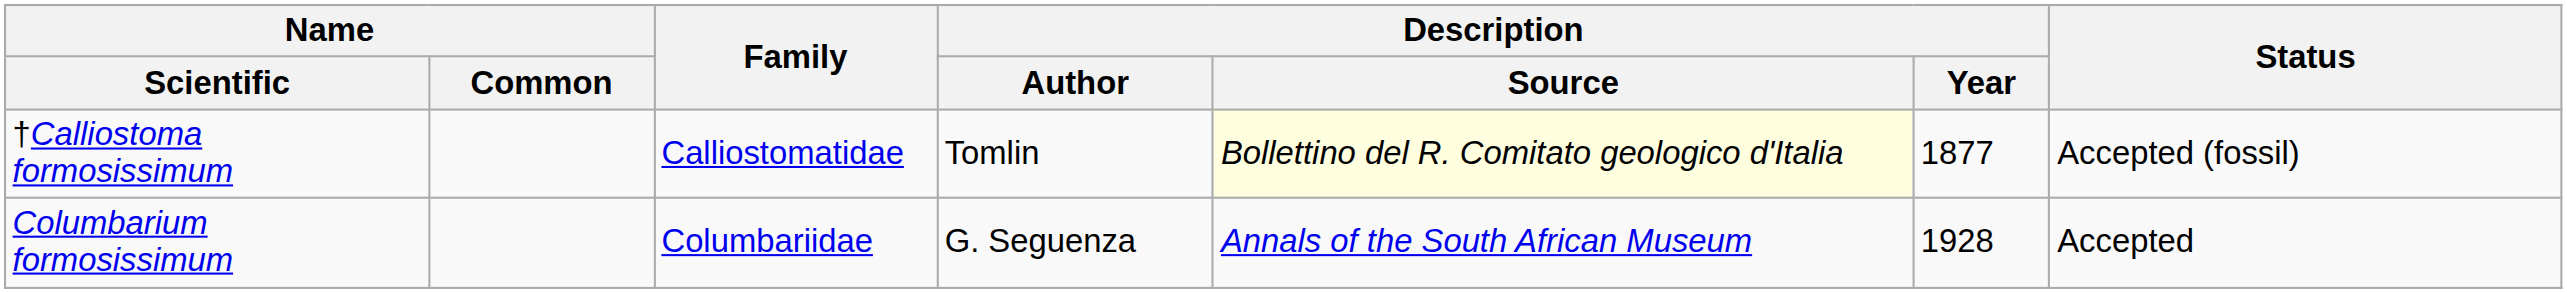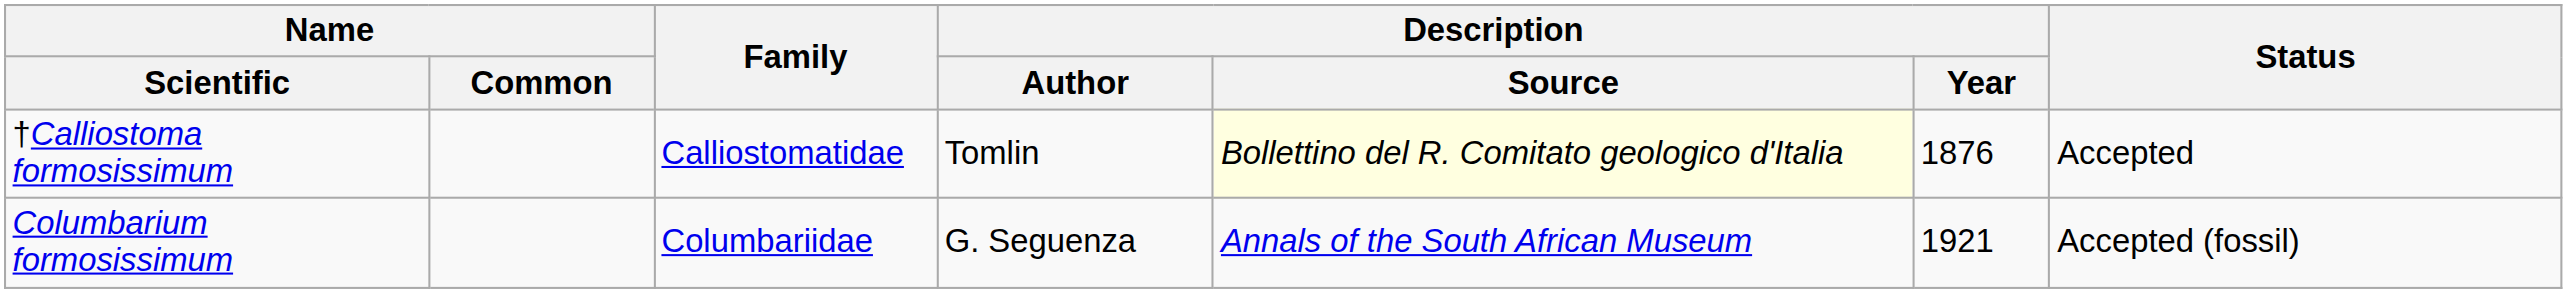(1957, 152) 1877 -> (1957, 152) 1876
(2178, 152) Accepted (fossil) -> (2126, 152) Accepted
(1957, 241) 1928 -> (1957, 241) 1921
(2126, 241) Accepted -> (2178, 241) Accepted (fossil)
